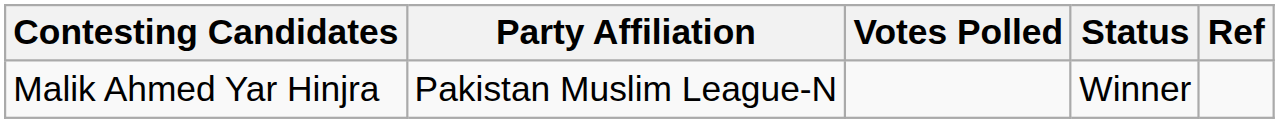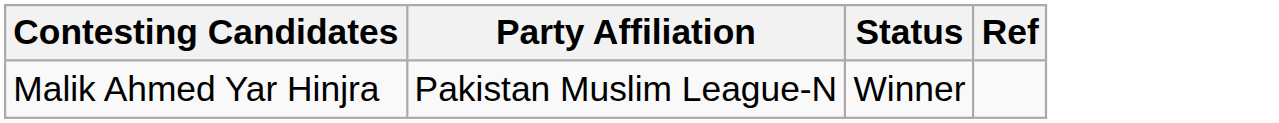- column: (958, 32)
